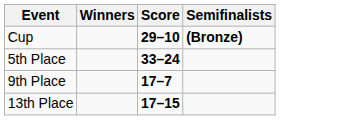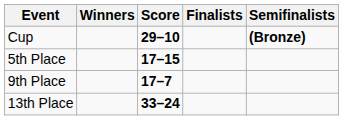+ column: (214, 15)
(160, 59) 33–24 -> (160, 59) 17–15
(160, 103) 17–15 -> (160, 103) 33–24
